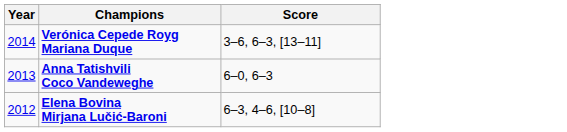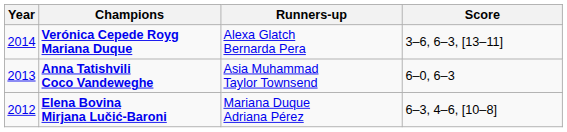+ column: (311, 15)
